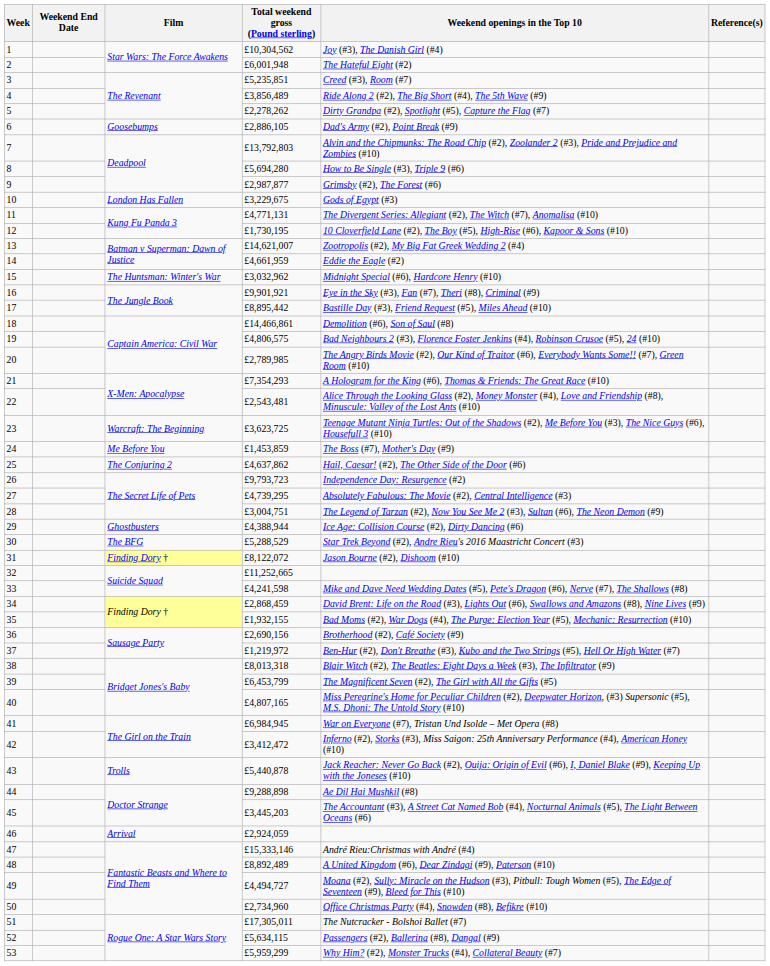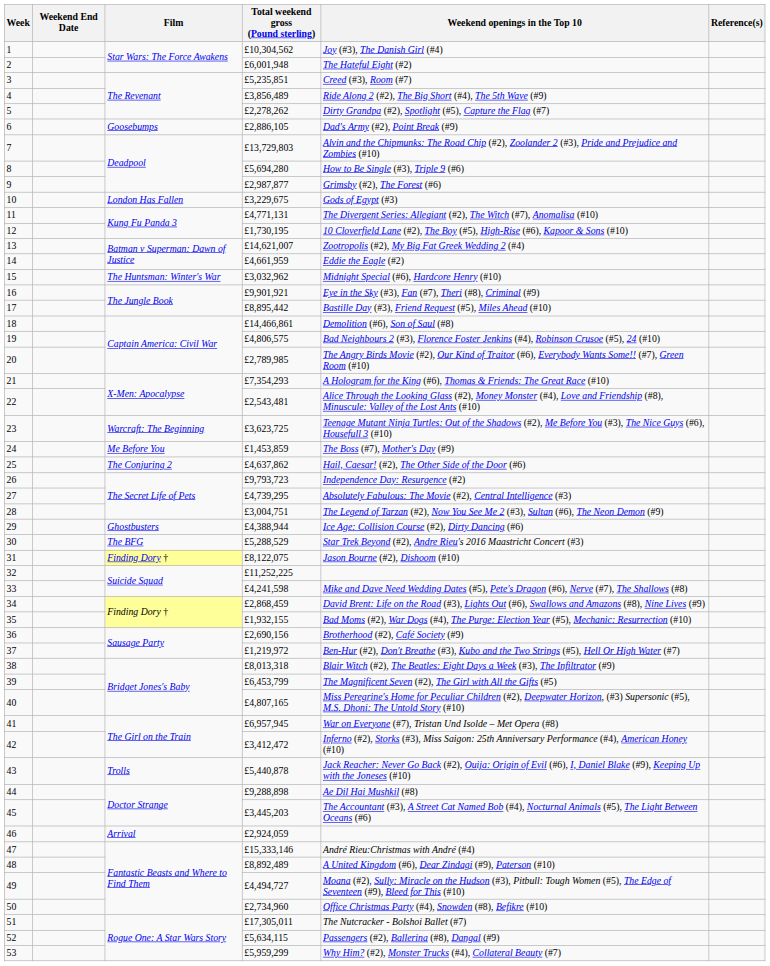(269, 148) £13,792,803 -> (269, 148) £13,729,803
(266, 557) £8,122,072 -> (266, 557) £8,122,075
(269, 573) £11,252,665 -> (269, 573) £11,252,225
(266, 723) £6,984,945 -> (266, 723) £6,957,945
